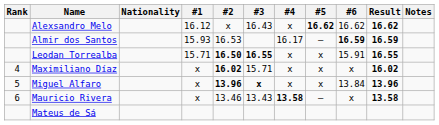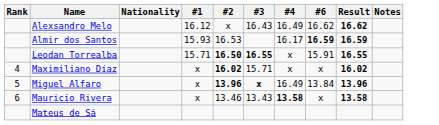- column: (321, 12)
(290, 26) x -> (290, 26) 16.49
(290, 84) x -> (290, 84) 16.49
